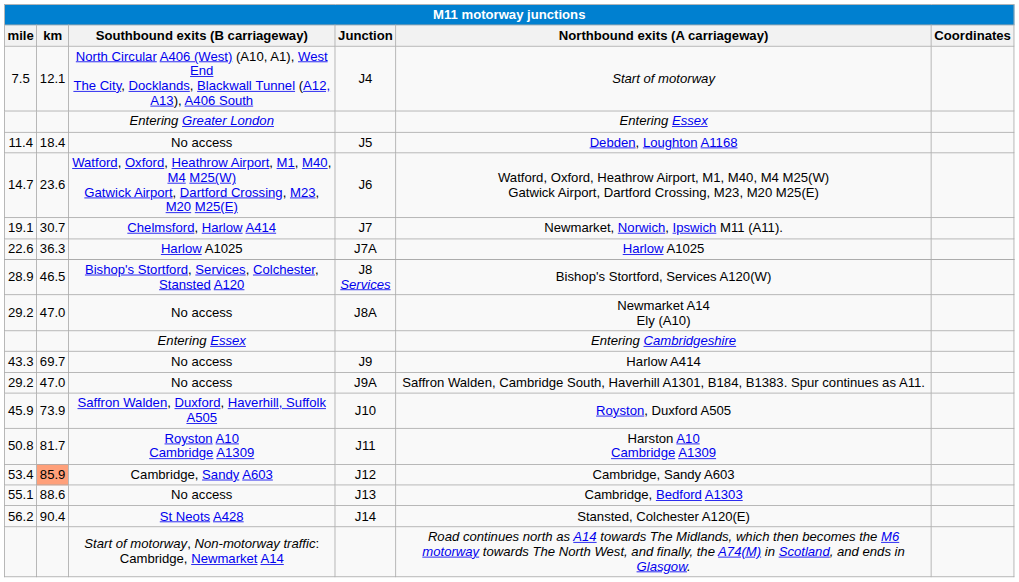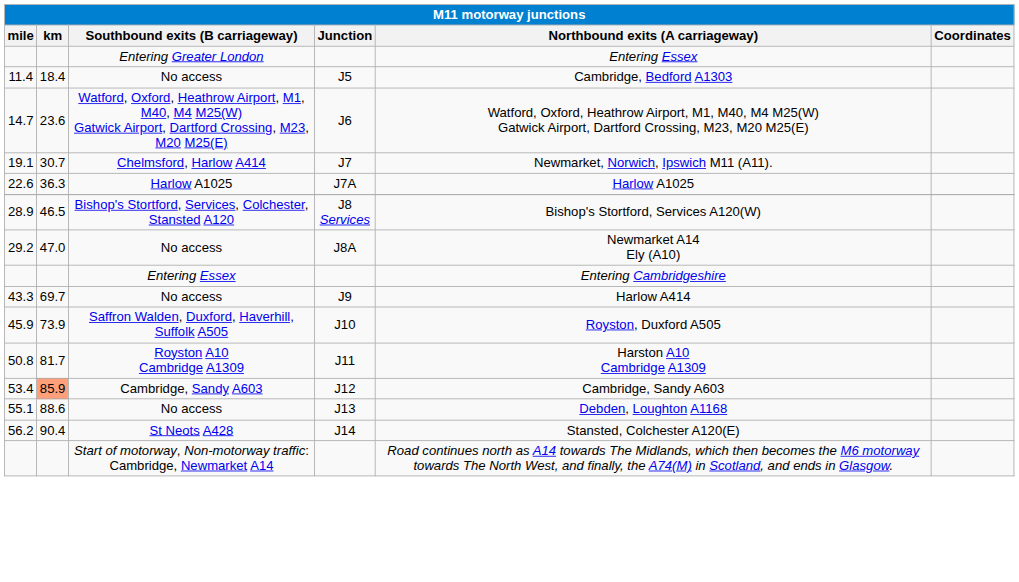- row: (202, 78)
(664, 142) Debden, Loughton A1168 -> (653, 77) Cambridge, Bedford A1303
- row: (202, 382)
(664, 495) Cambridge, Bedford A1303 -> (653, 409) Debden, Loughton A1168
